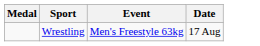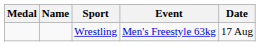+ column: (56, 13)
